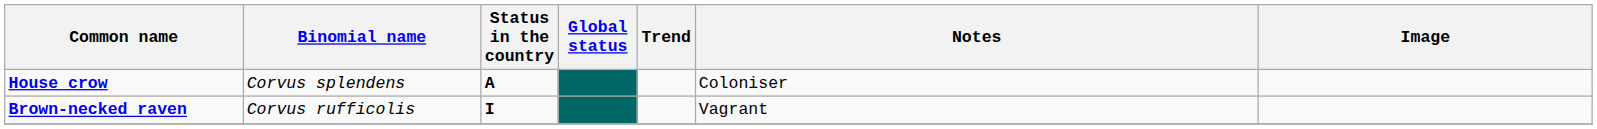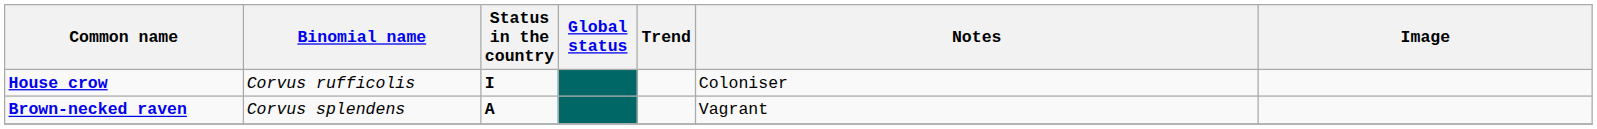(326, 83) Corvus splendens -> (331, 83) Corvus rufficolis
(490, 83) A -> (490, 83) I
(331, 110) Corvus rufficolis -> (326, 110) Corvus splendens
(490, 110) I -> (490, 110) A
